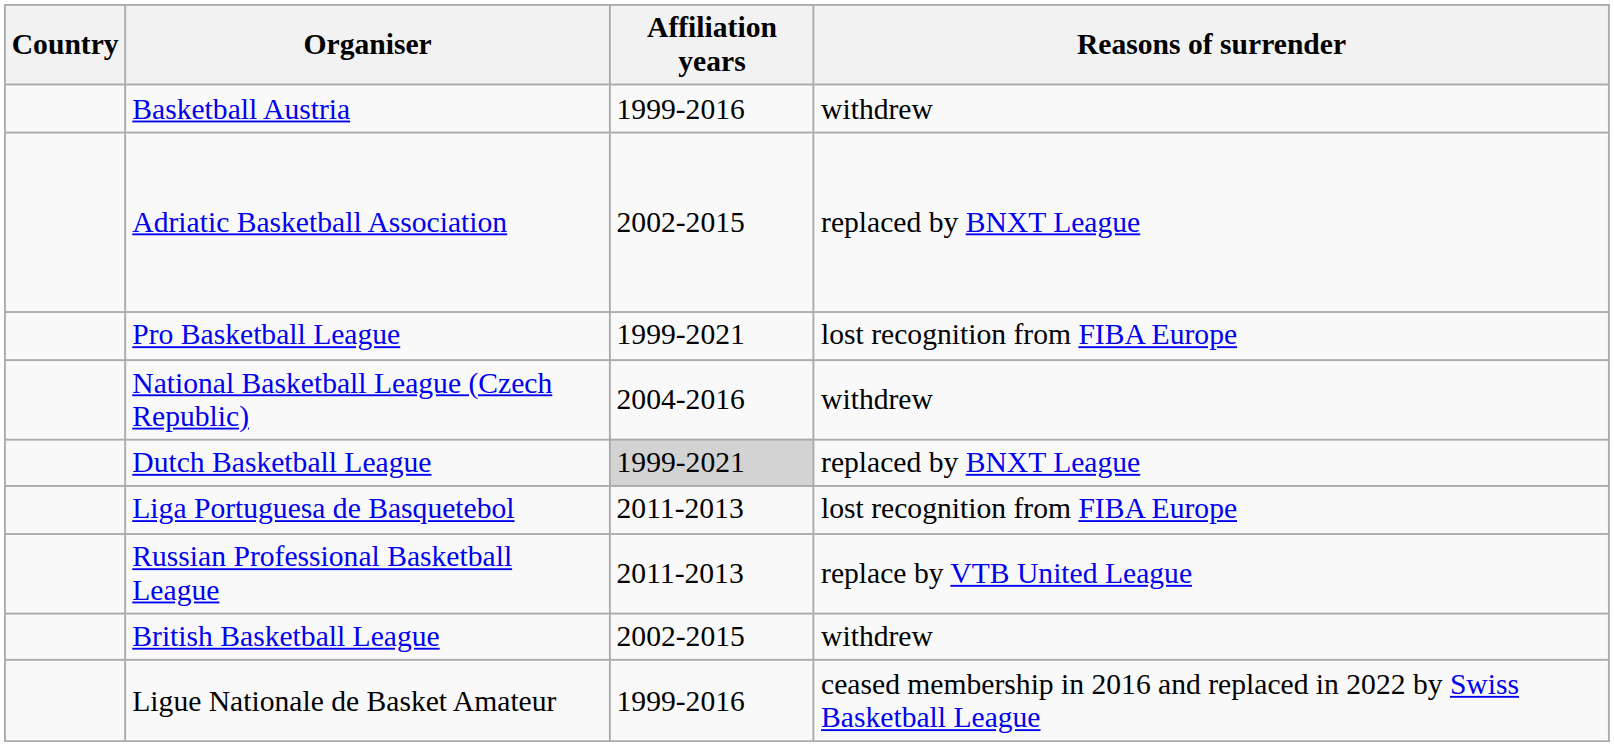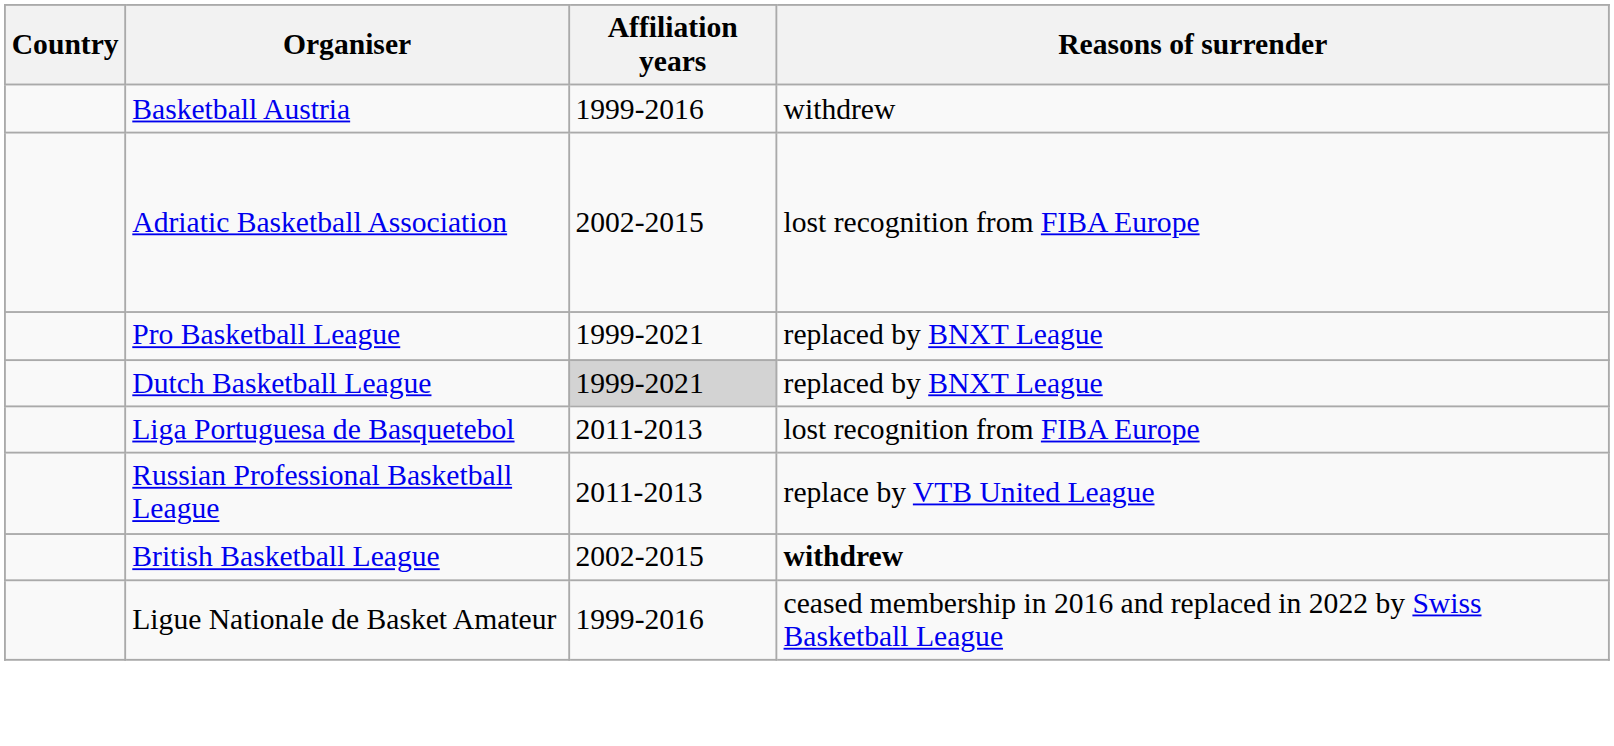(981, 221) replaced by BNXT League -> (992, 221) lost recognition from FIBA Europe
(1029, 335) lost recognition from FIBA Europe -> (943, 335) replaced by BNXT League
- row: (342, 398)
(877, 636) normal -> (843, 556) bold
